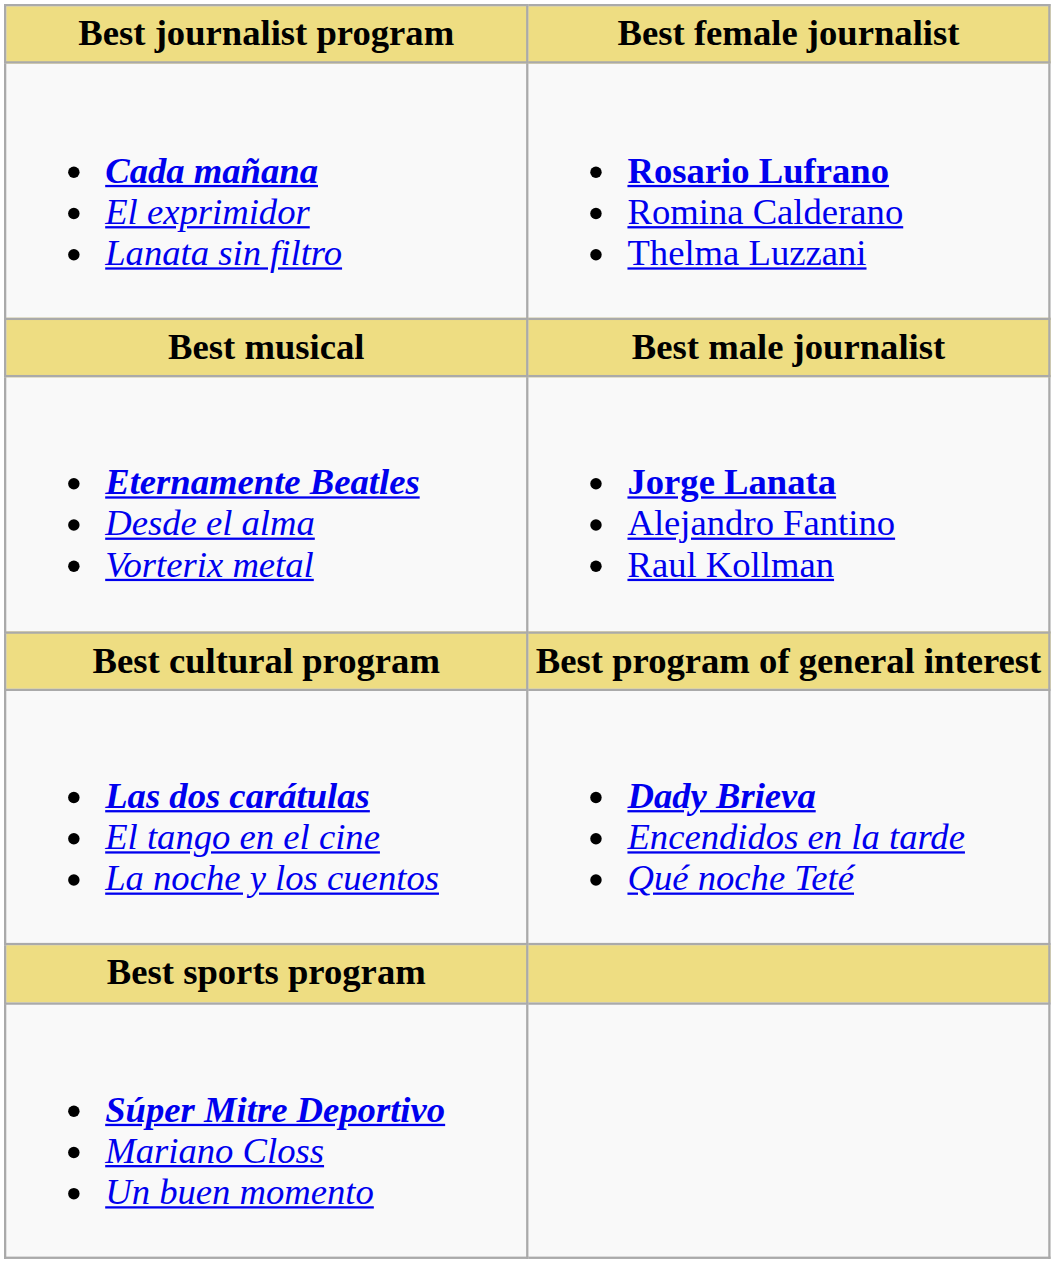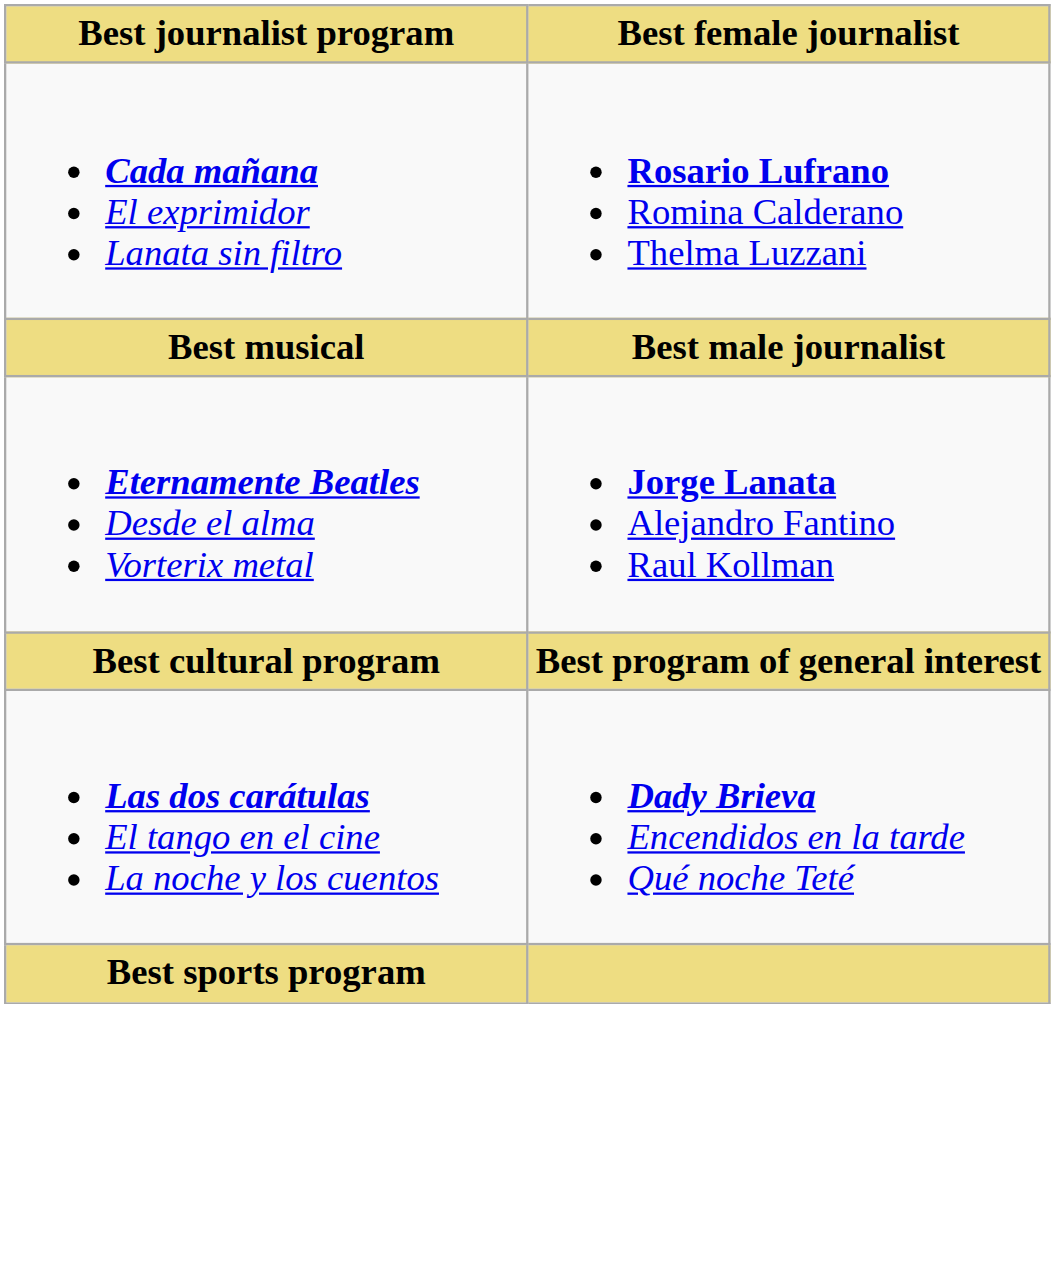- row: (266, 1151)
